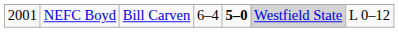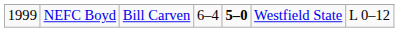(22, 16) 2001 -> (22, 16) 1999
(298, 16) lightgrey background -> (298, 16) no background
